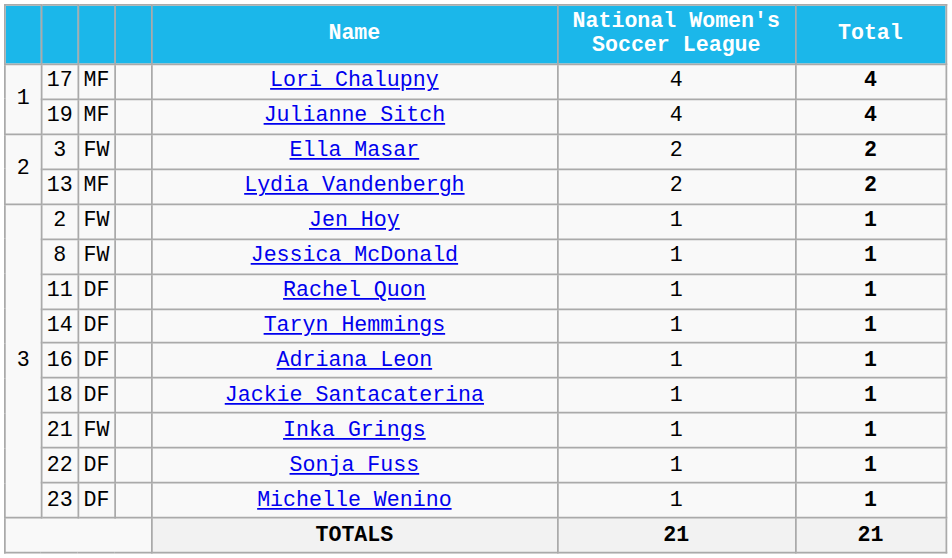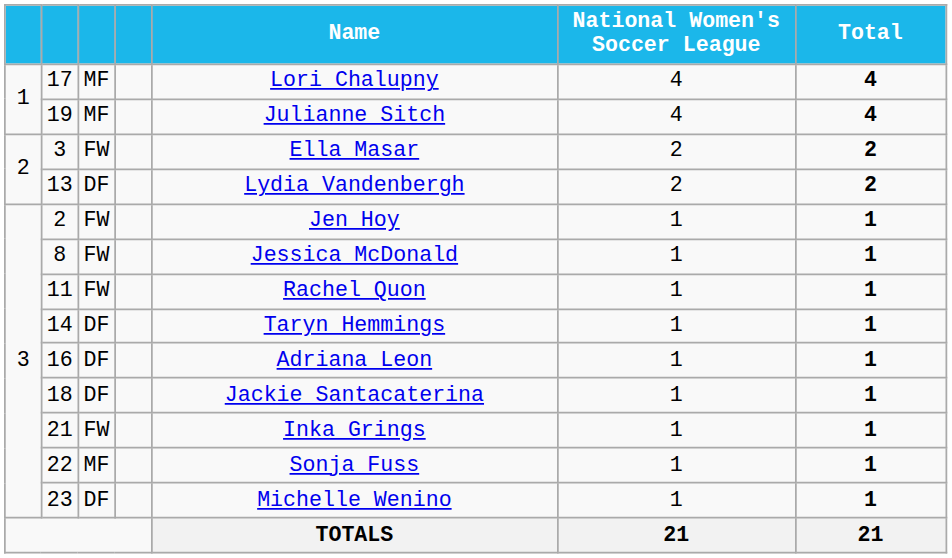(96, 187) MF -> (96, 187) DF
(96, 291) DF -> (96, 291) FW
(96, 466) DF -> (96, 466) MF
